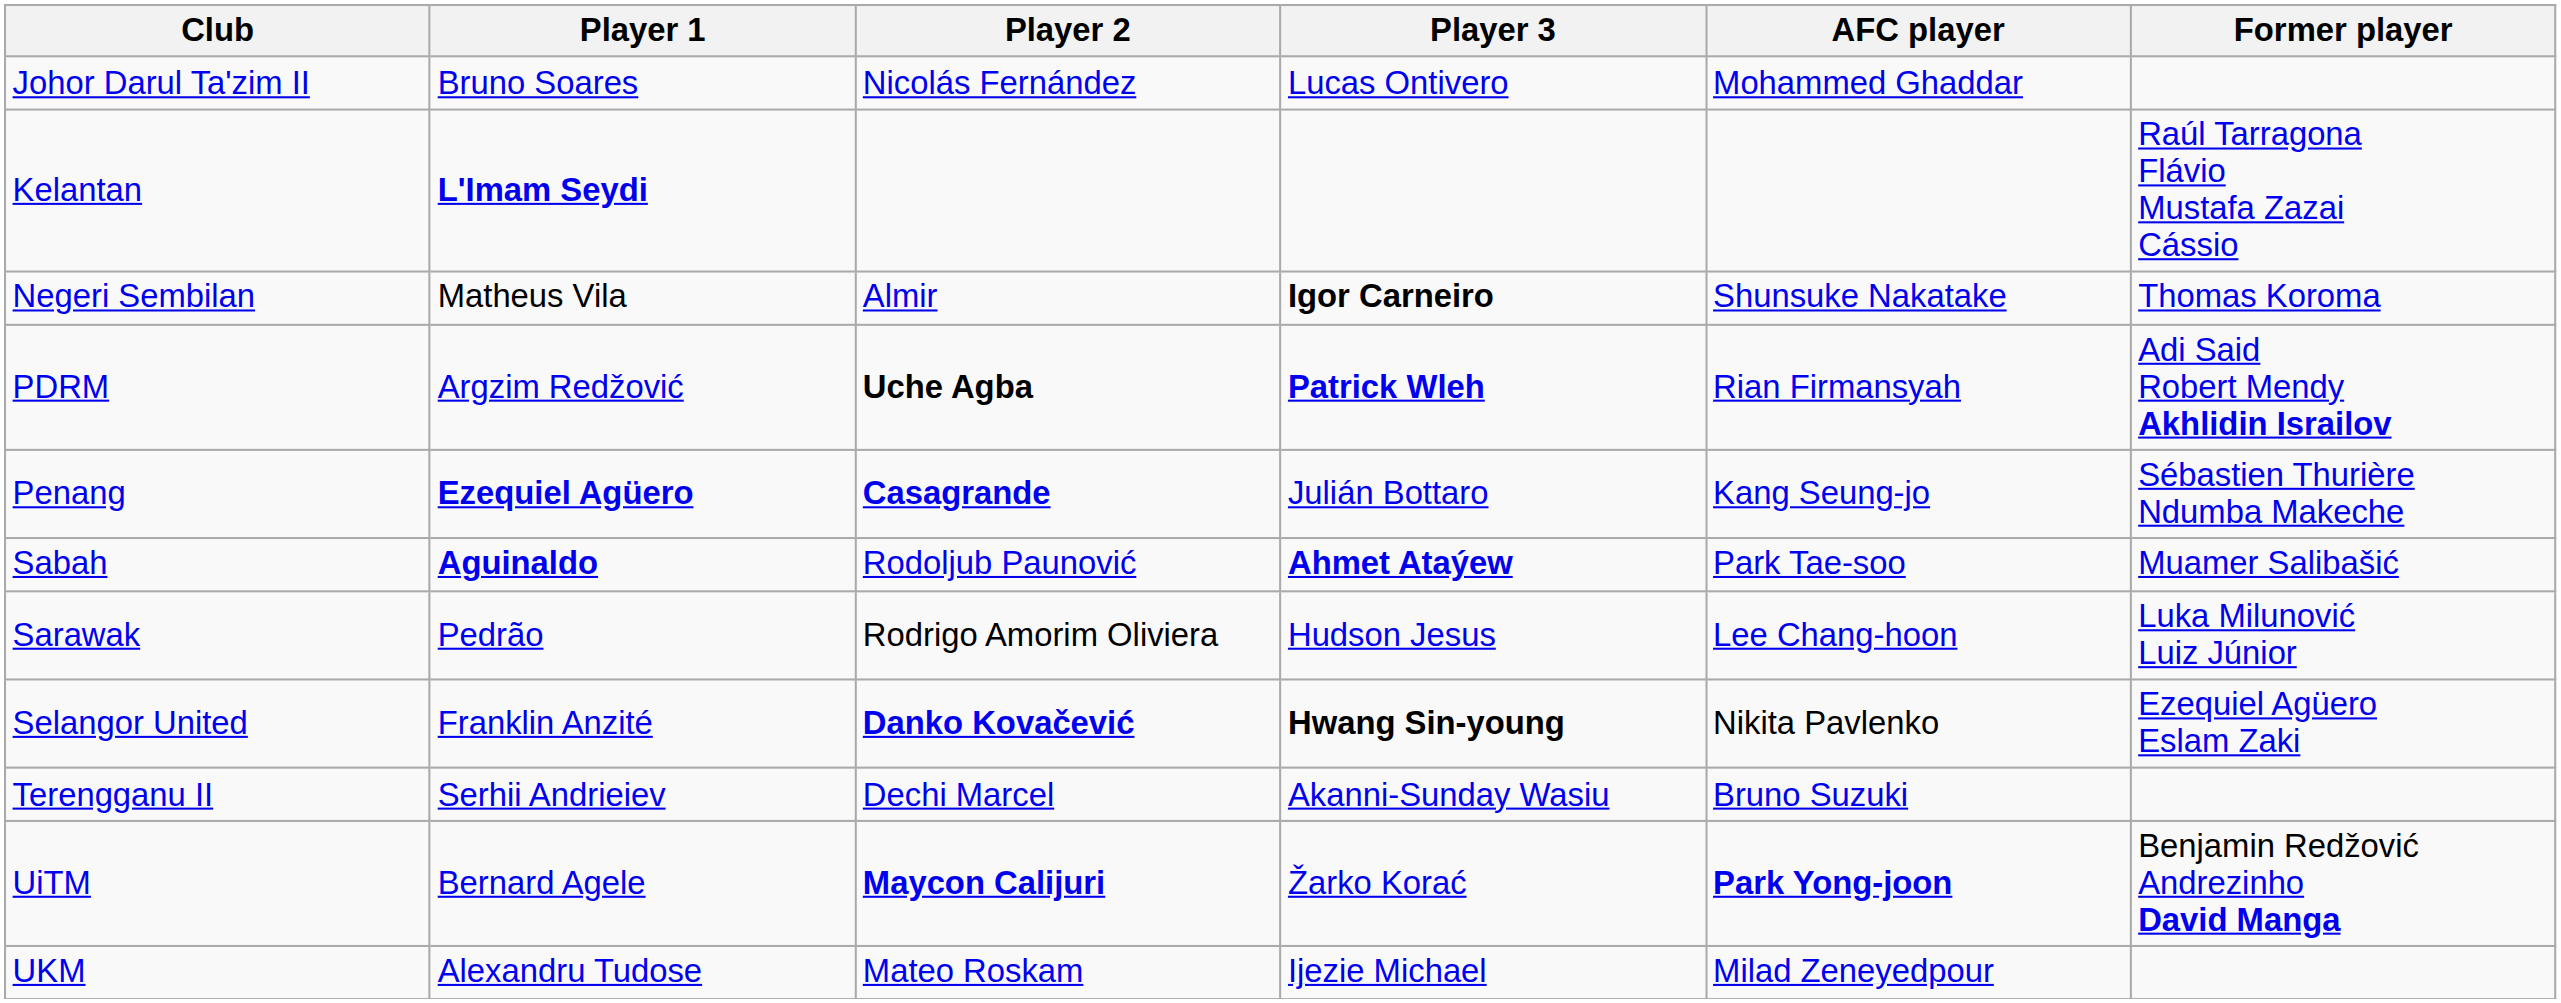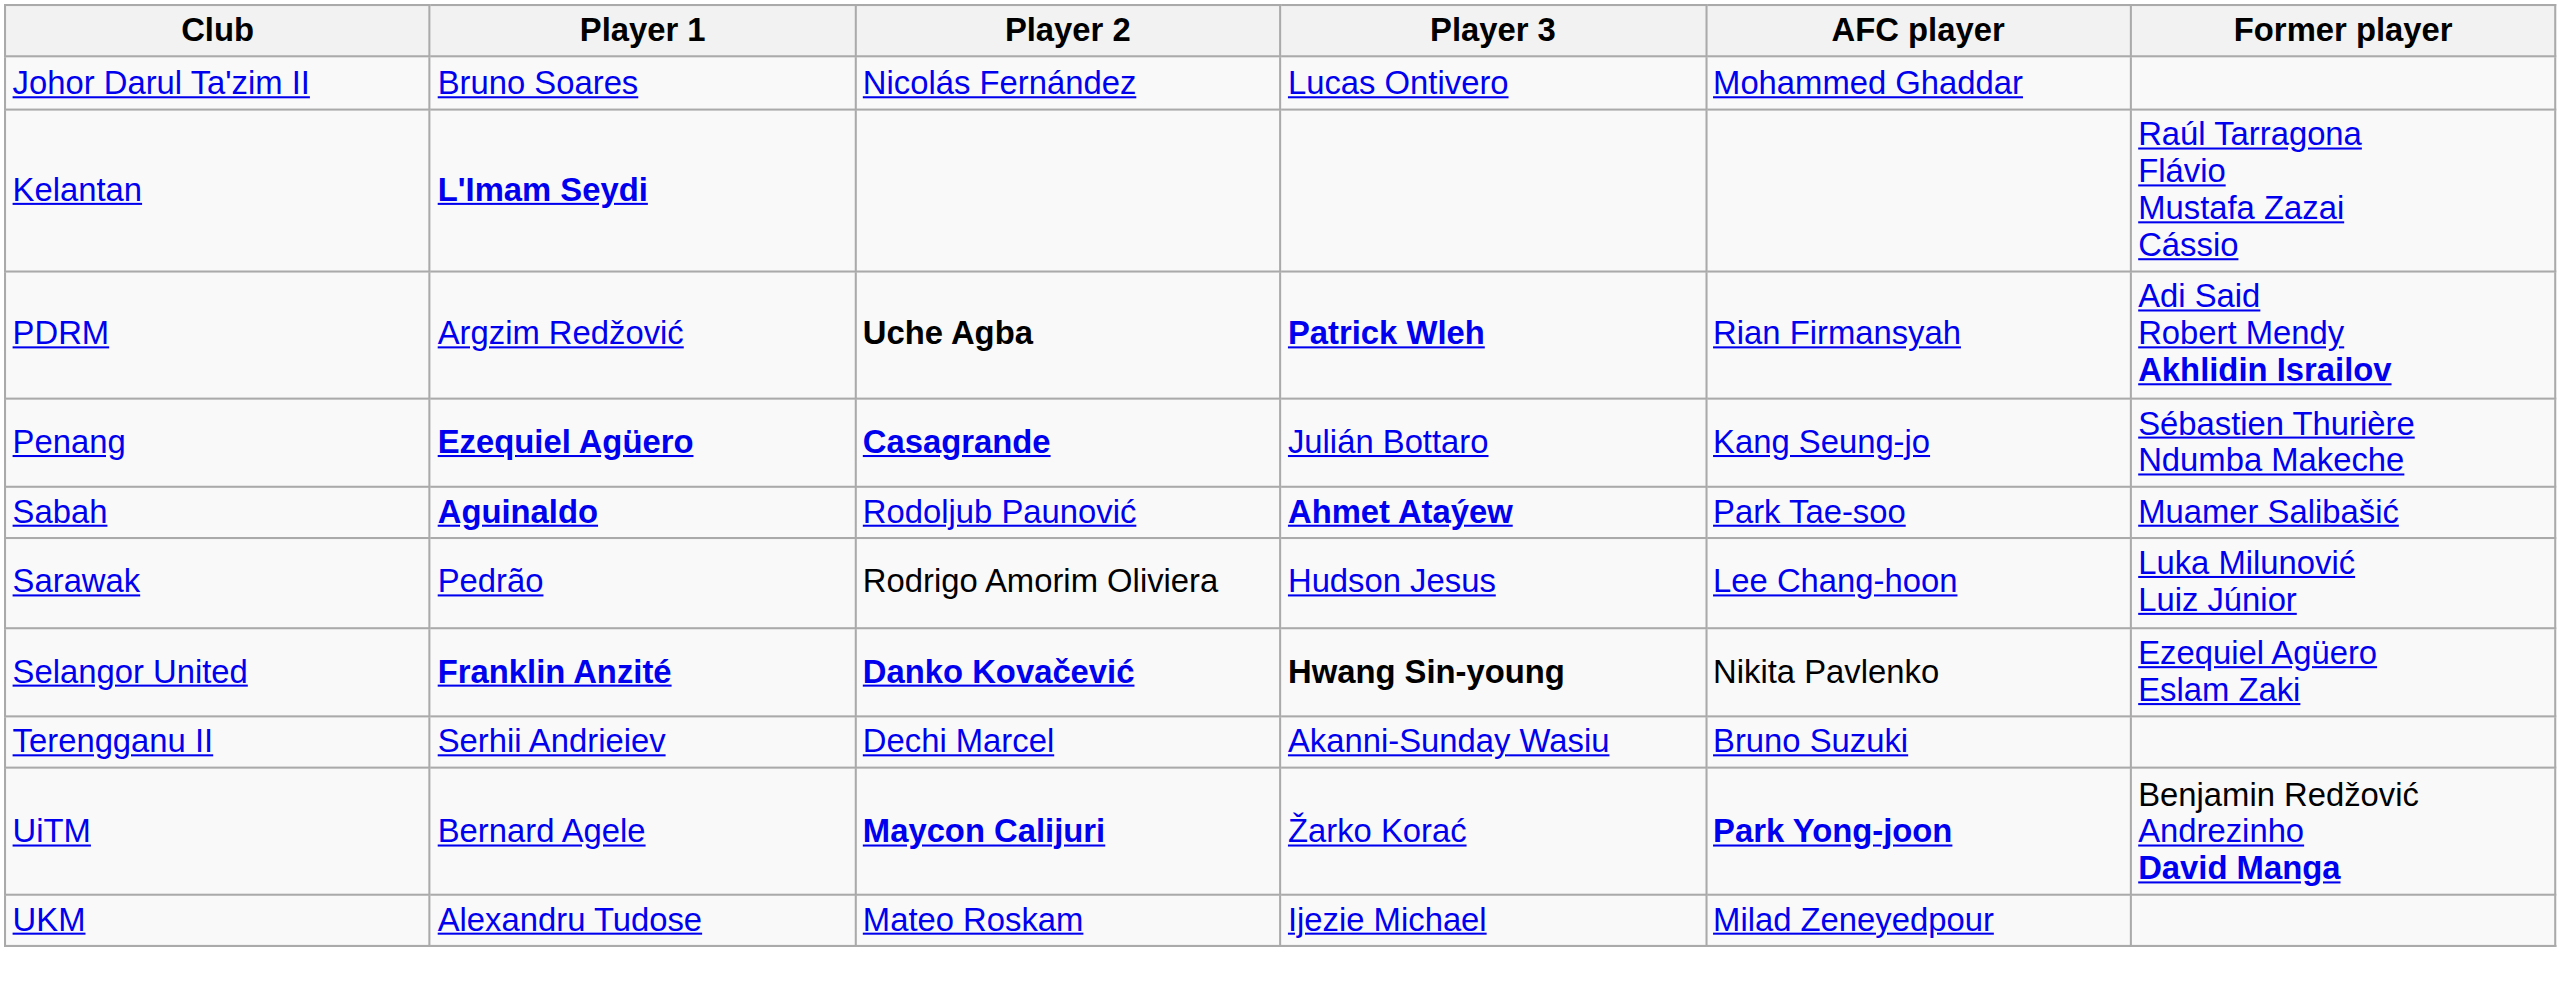- row: (134, 297)
(545, 723) normal -> (555, 671) bold
